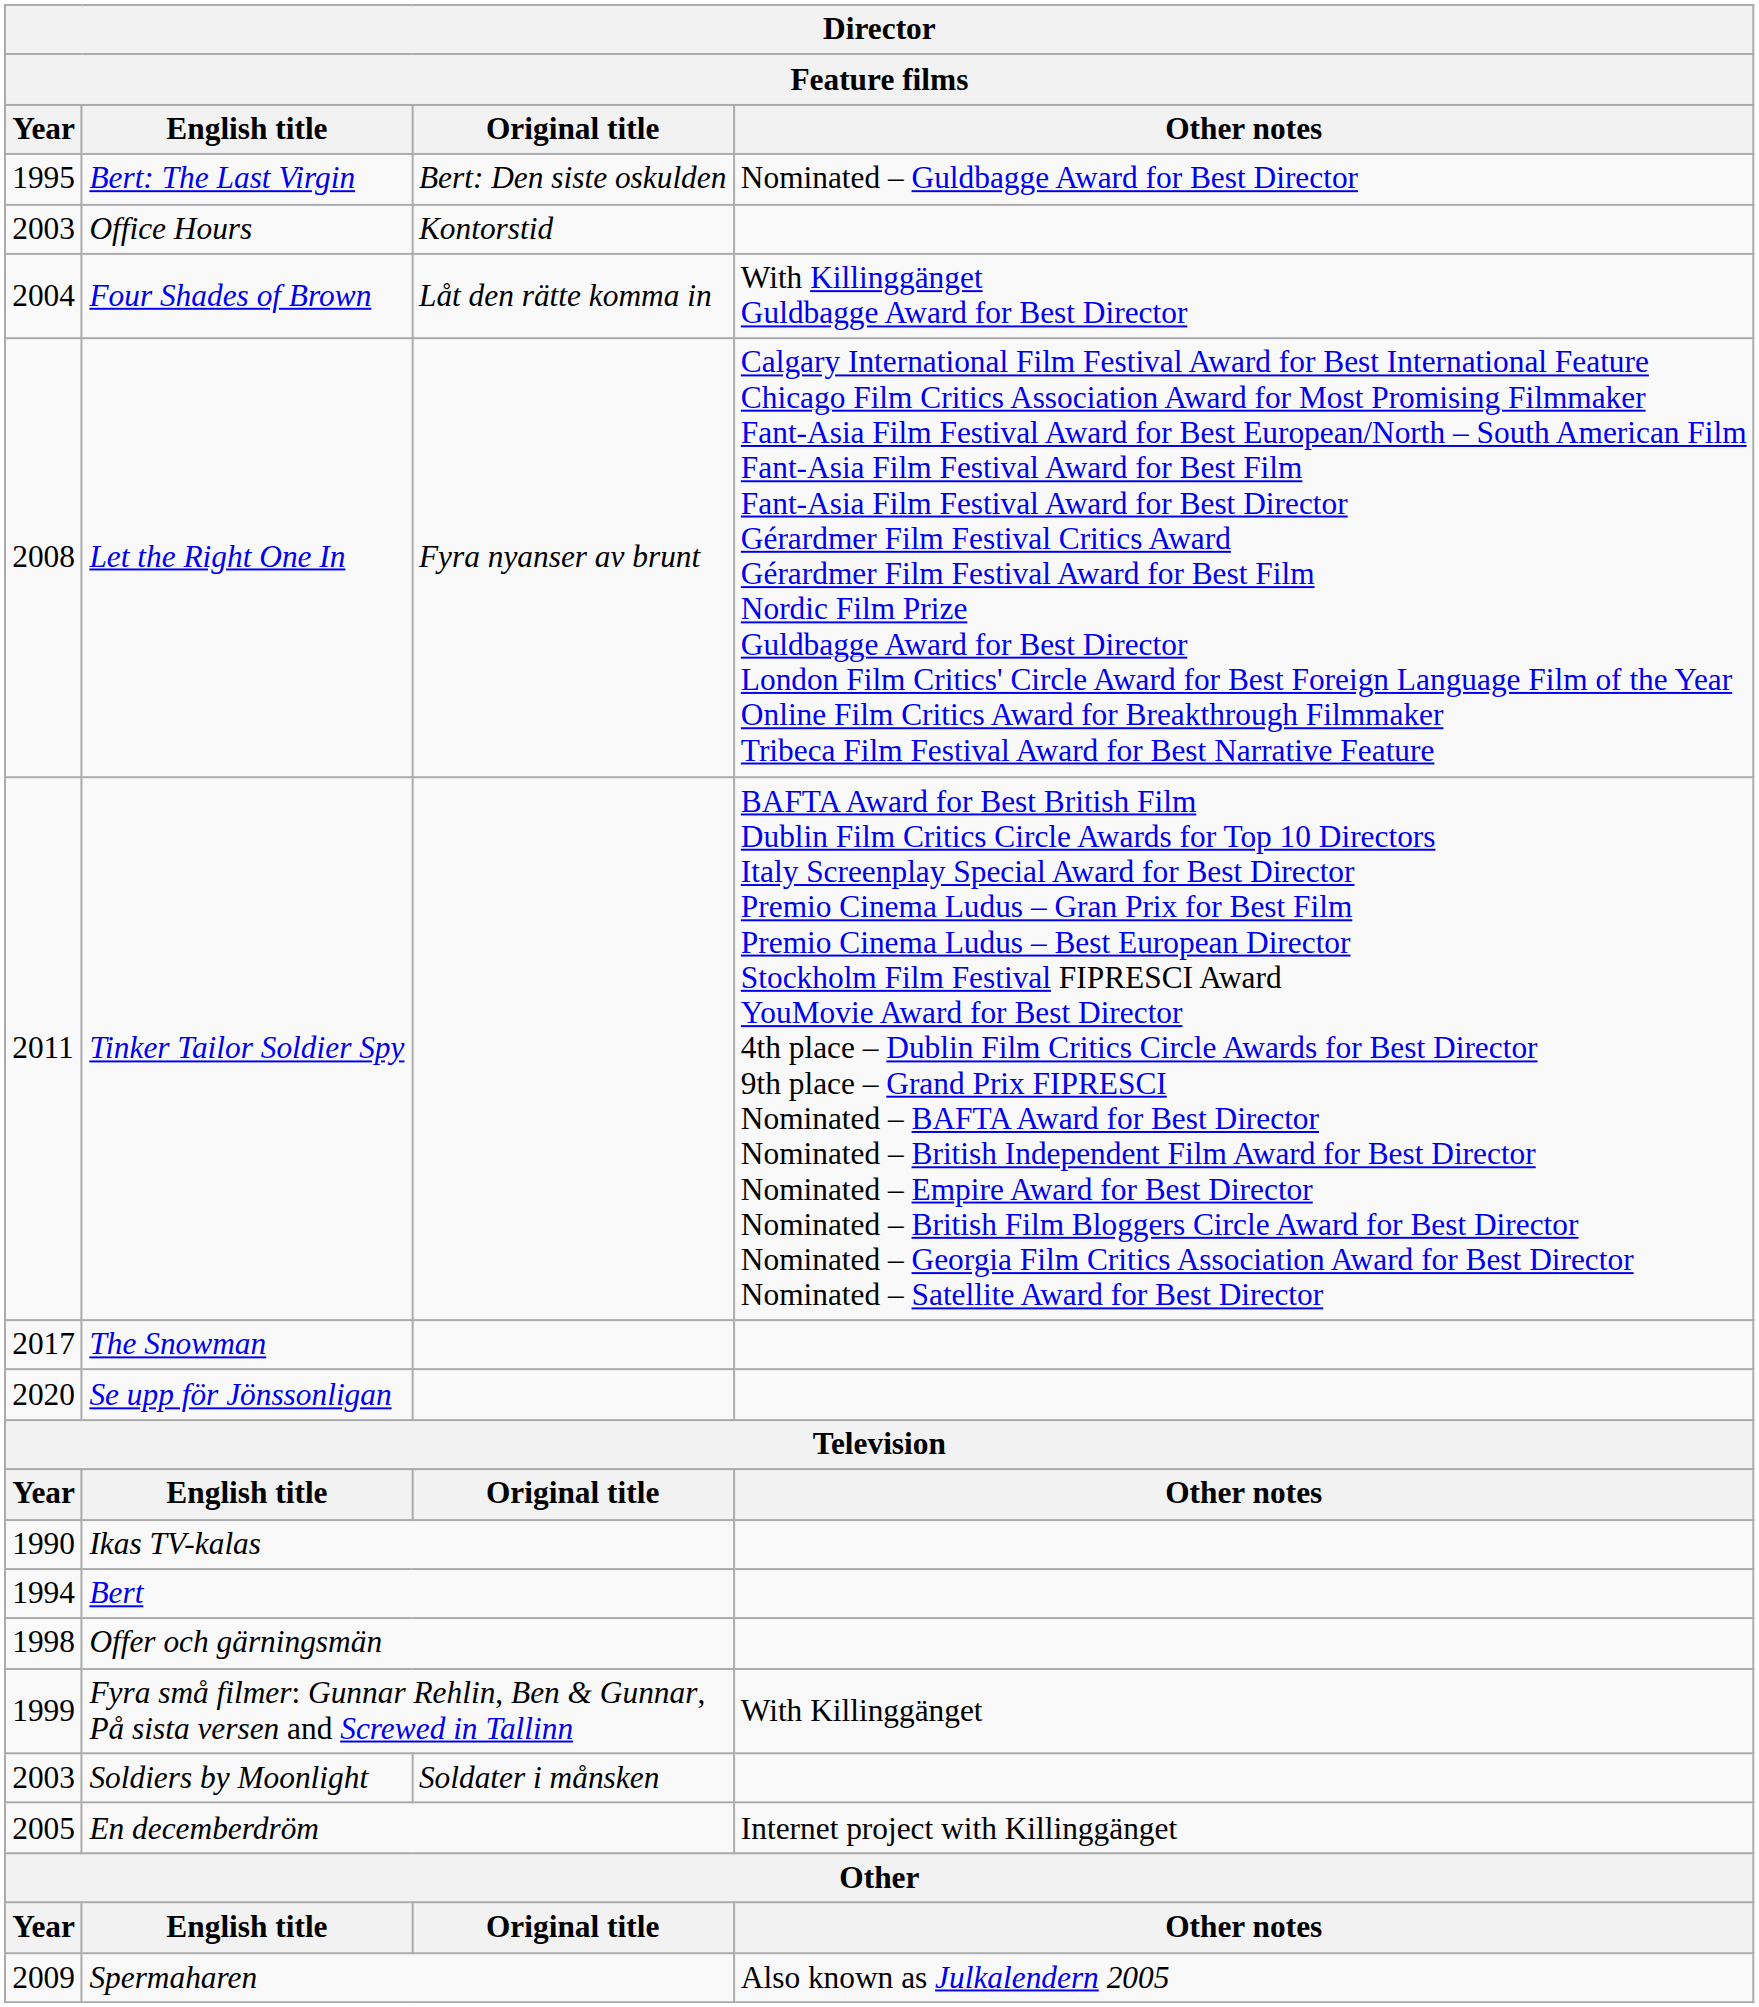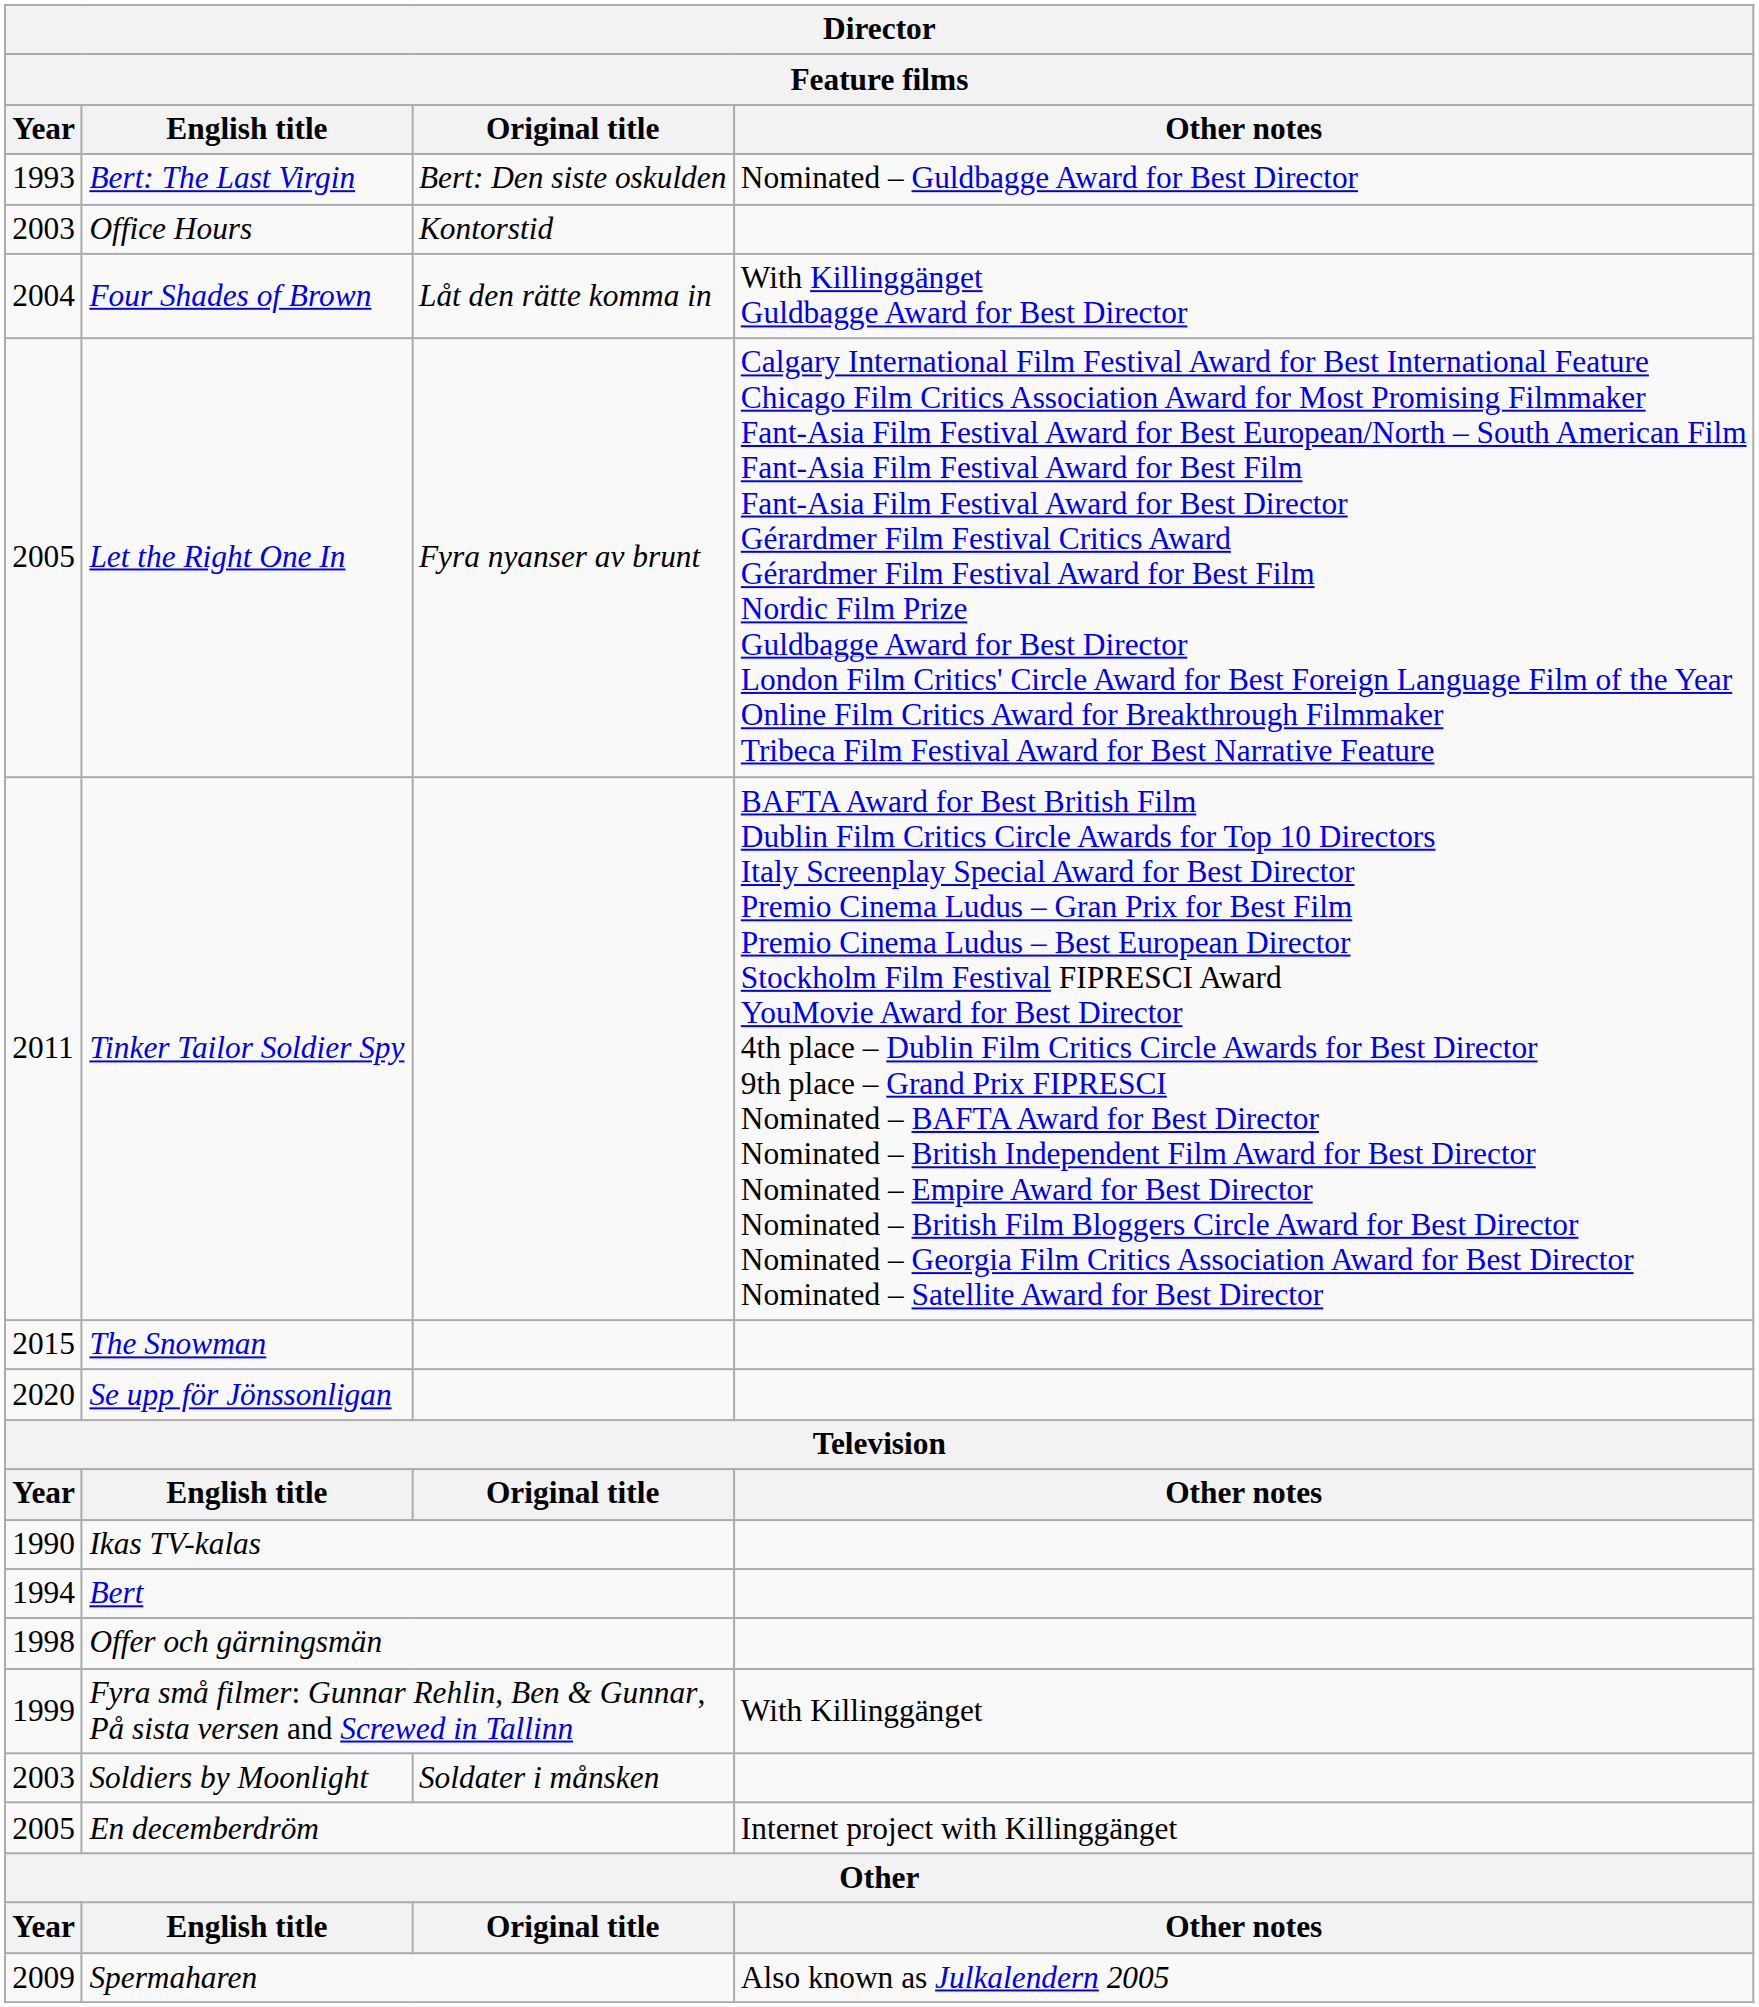(44, 178) 1995 -> (44, 178) 1993
(44, 557) 2008 -> (44, 557) 2005
(44, 1344) 2017 -> (44, 1344) 2015
